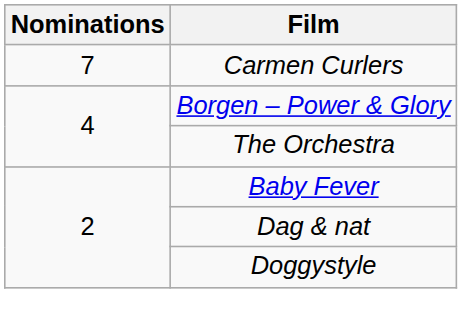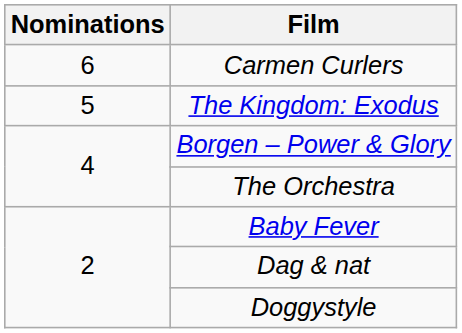(88, 65) 7 -> (88, 65) 6
+ row: (314, 105)
